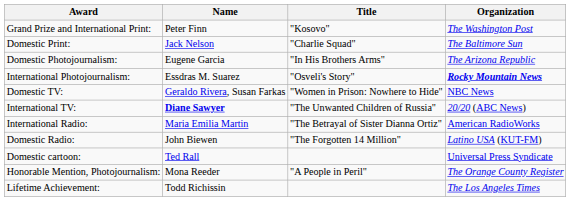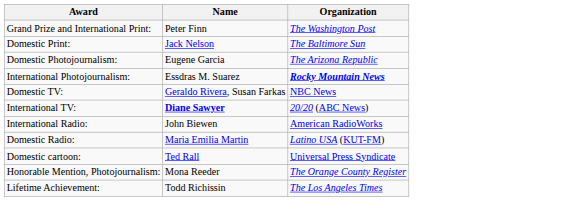- column: (366, 12)
(207, 124) Maria Emilia Martin -> (191, 124) John Biewen
(191, 140) John Biewen -> (207, 140) Maria Emilia Martin
